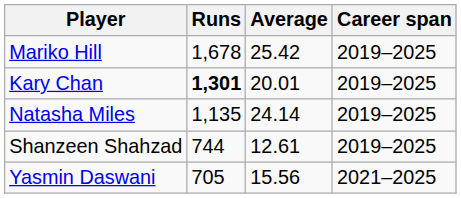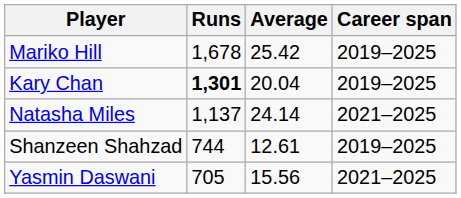(275, 83) 20.01 -> (275, 83) 20.04
(216, 114) 1,135 -> (216, 114) 1,137
(387, 114) 2019–2025 -> (387, 114) 2021–2025
